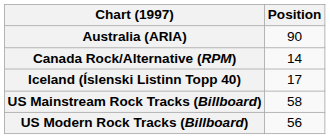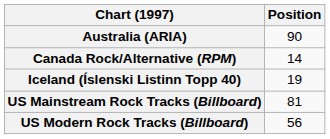(295, 79) 17 -> (295, 79) 19
(295, 101) 58 -> (295, 101) 81
